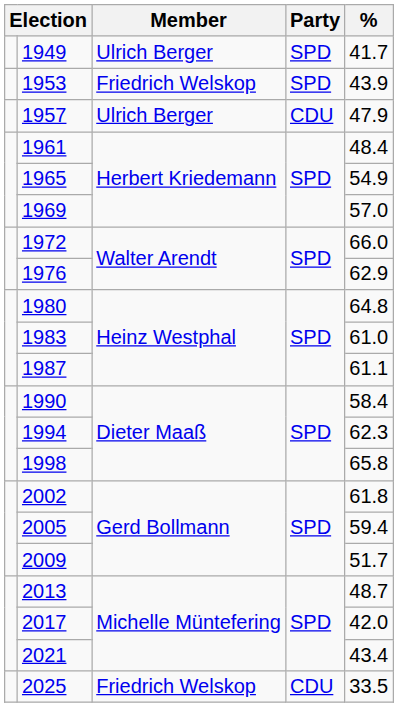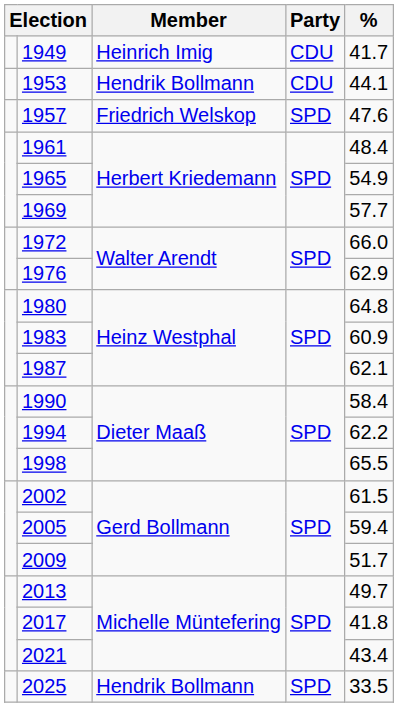(155, 52) Ulrich Berger -> (155, 52) Heinrich Imig
(311, 52) SPD -> (312, 52) CDU
(176, 83) Friedrich Welskop -> (175, 83) Hendrik Bollmann
(311, 83) SPD -> (312, 83) CDU
(369, 83) 43.9 -> (369, 83) 44.1
(155, 115) Ulrich Berger -> (176, 115) Friedrich Welskop
(312, 115) CDU -> (311, 115) SPD
(369, 115) 47.9 -> (369, 115) 47.6
(369, 210) 57.0 -> (369, 210) 57.7
(369, 337) 61.0 -> (369, 337) 60.9
(369, 369) 61.1 -> (369, 369) 62.1
(369, 432) 62.3 -> (369, 432) 62.2
(369, 464) 65.8 -> (369, 464) 65.5
(369, 496) 61.8 -> (369, 496) 61.5
(369, 591) 48.7 -> (369, 591) 49.7
(369, 623) 42.0 -> (369, 623) 41.8
(176, 686) Friedrich Welskop -> (175, 686) Hendrik Bollmann
(312, 686) CDU -> (311, 686) SPD
